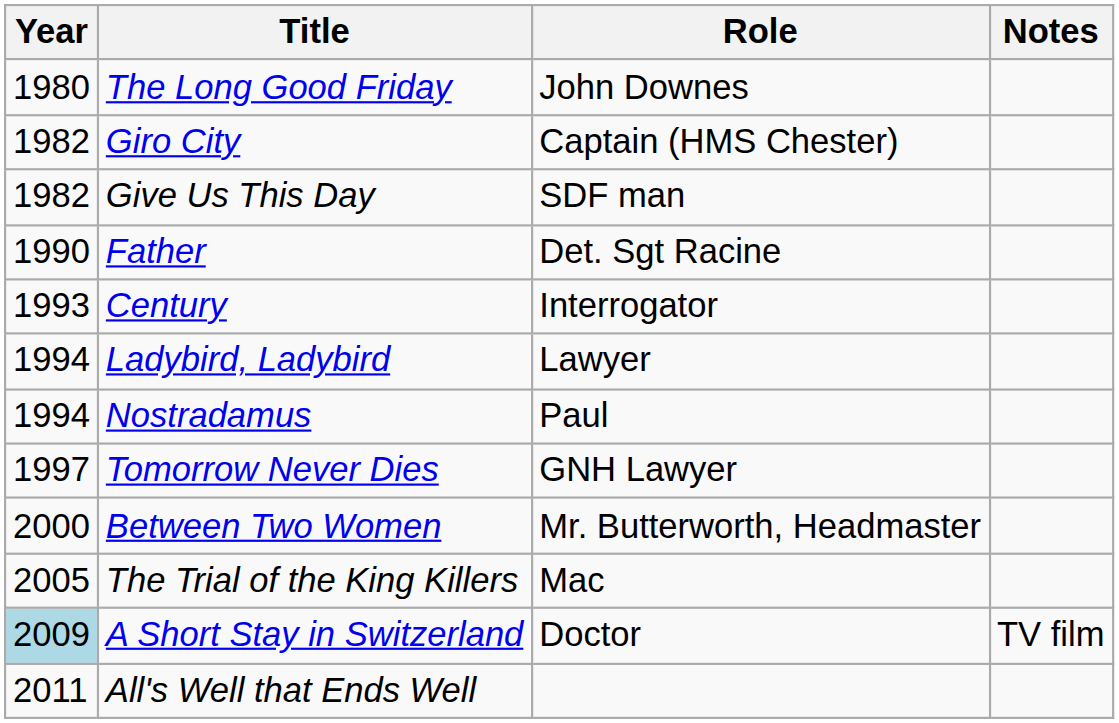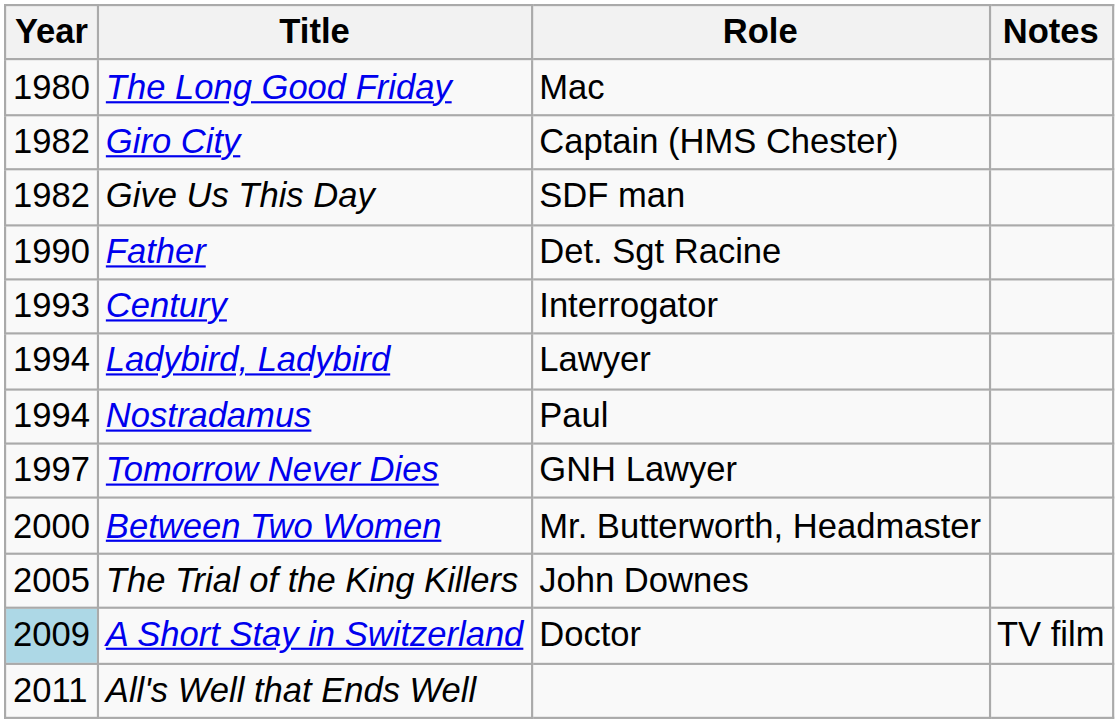(644, 86) John Downes -> (572, 86) Mac
(572, 580) Mac -> (644, 580) John Downes
